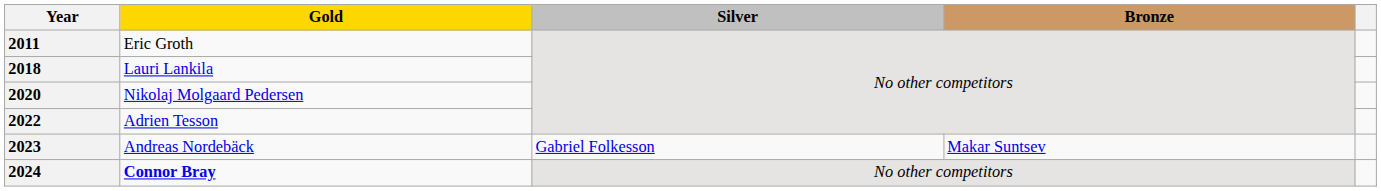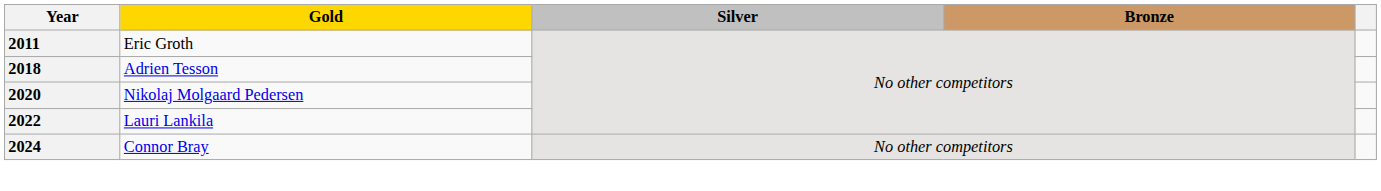(168, 69) Lauri Lankila -> (171, 69) Adrien Tesson
(171, 120) Adrien Tesson -> (168, 120) Lauri Lankila
- row: (25, 146)
(170, 172) bold -> (166, 146) normal
